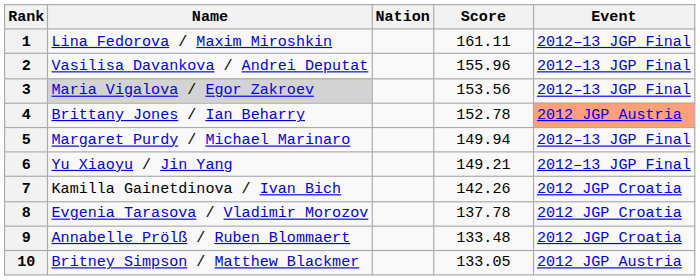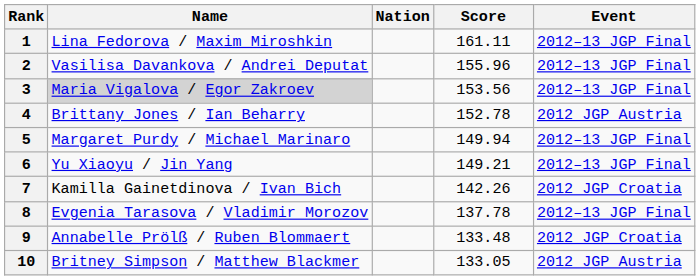(609, 115) lightsalmon background -> (609, 115) no background
(609, 213) 2012 JGP Croatia -> (614, 213) 2012–13 JGP Final
